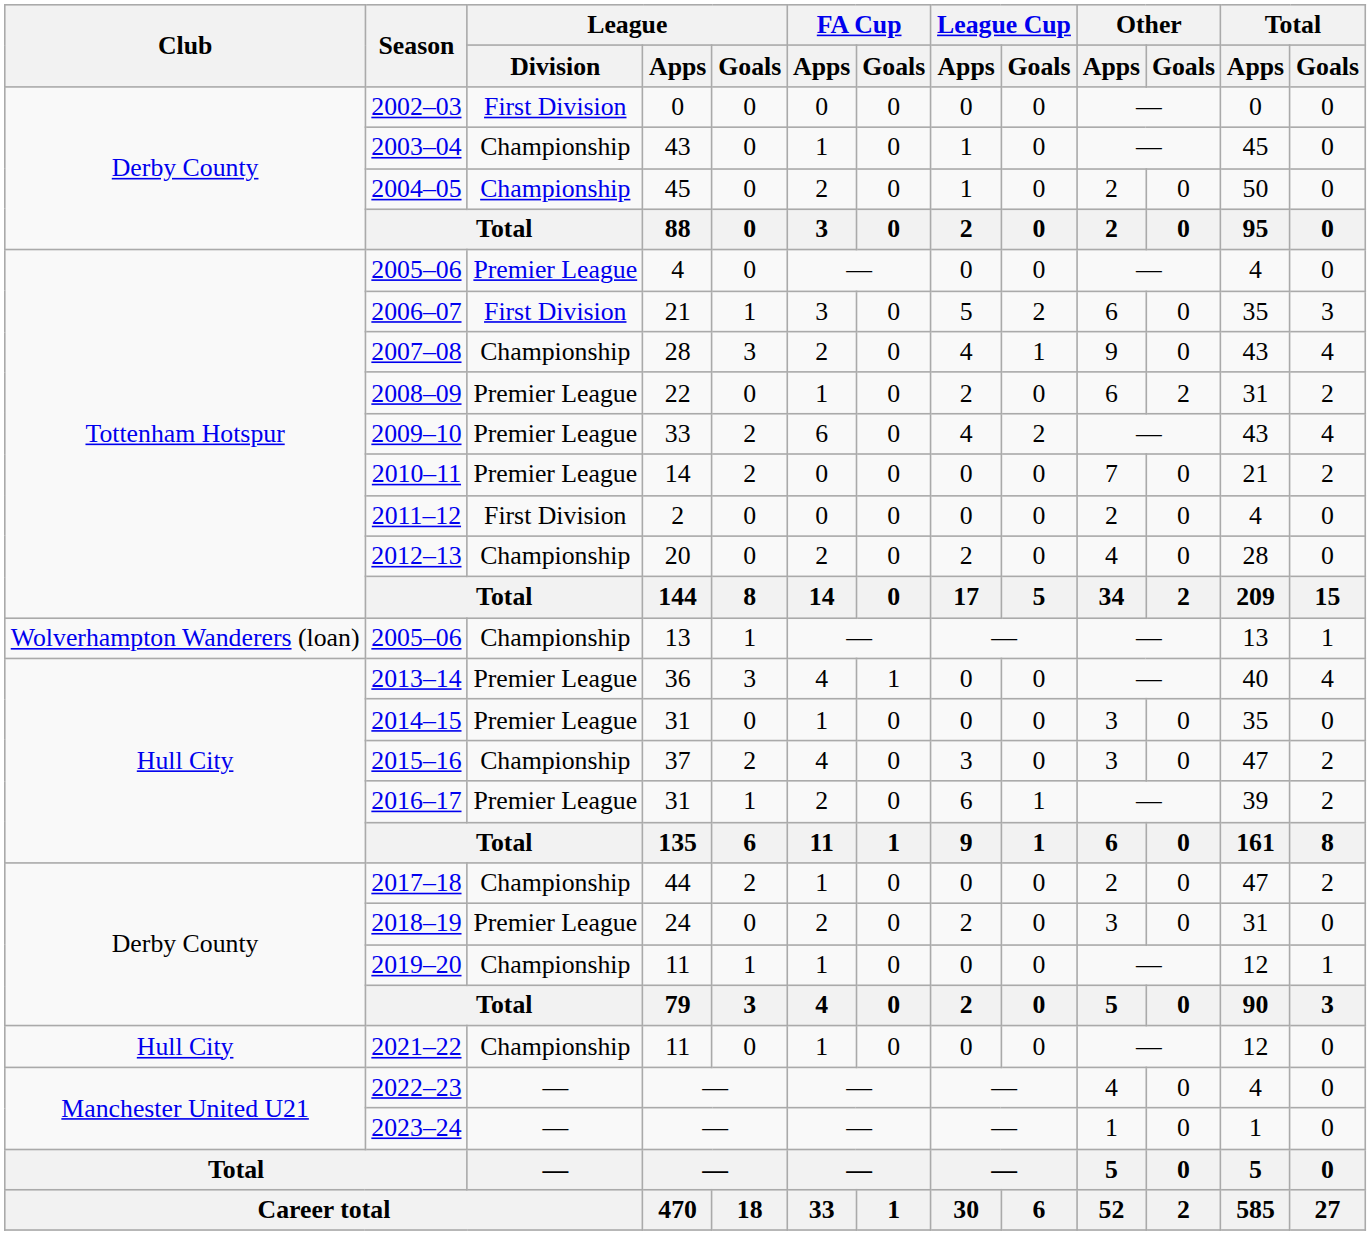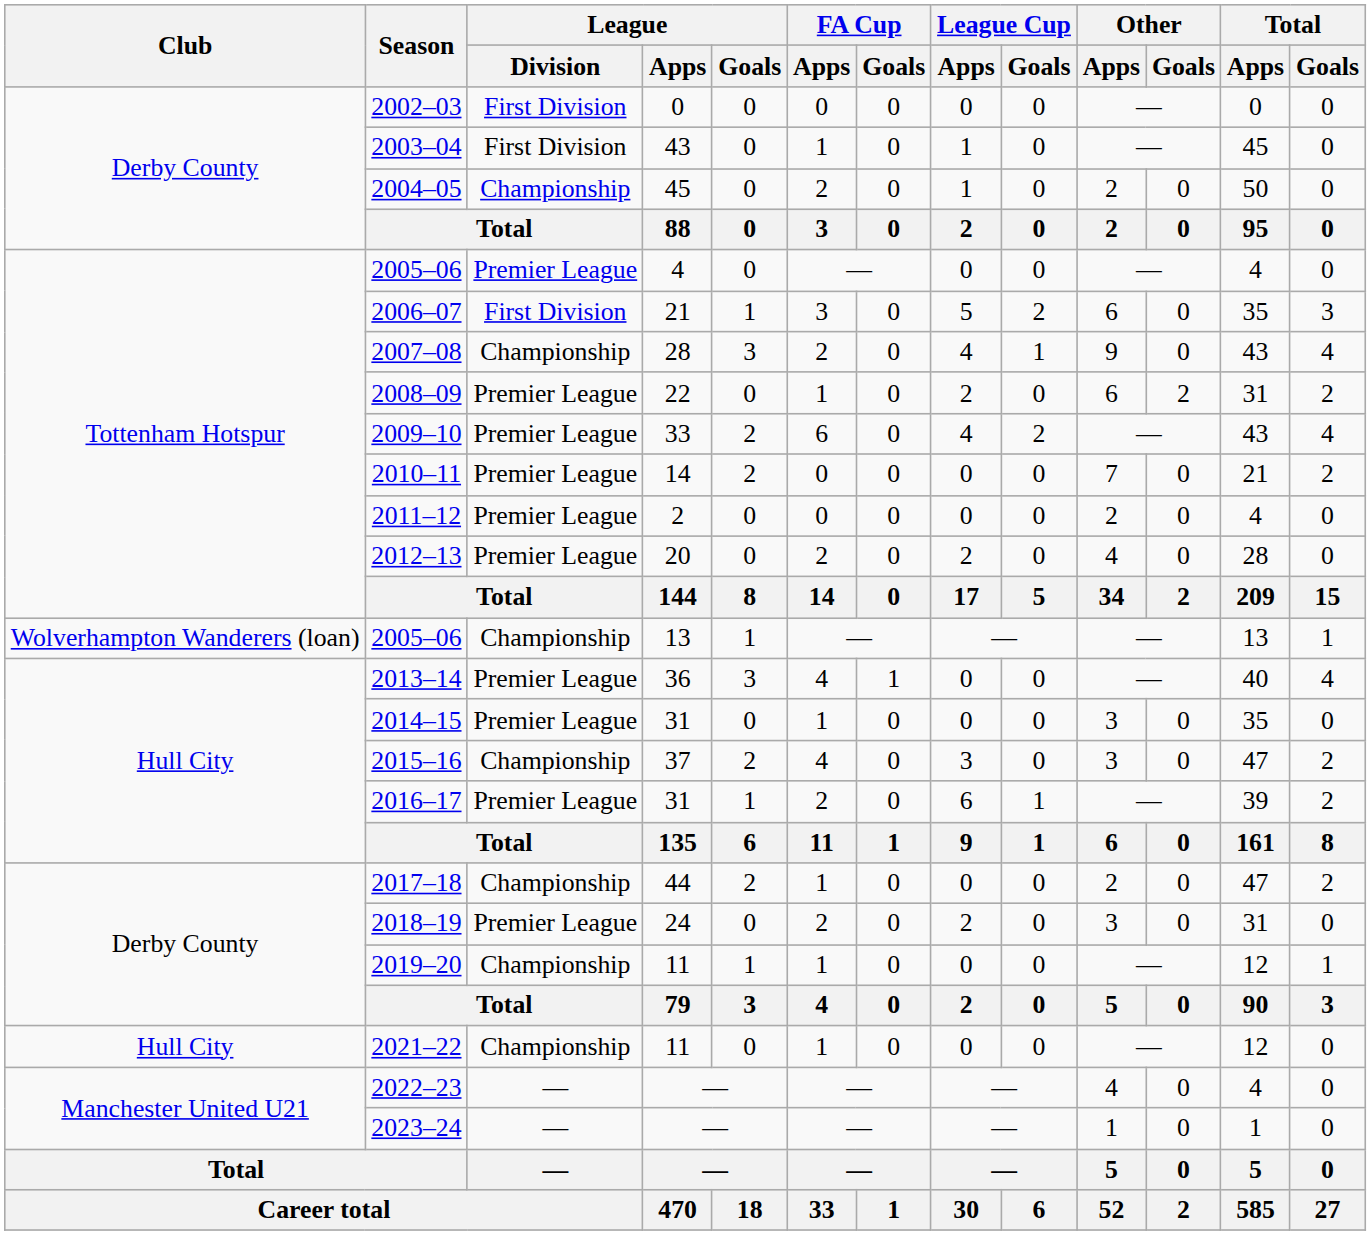(555, 147) Championship -> (555, 147) First Division
(555, 515) First Division -> (555, 515) Premier League
(555, 556) Championship -> (555, 556) Premier League
